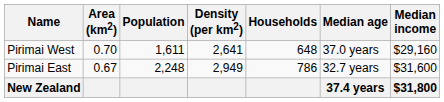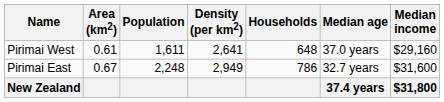(105, 49) 0.70 -> (105, 49) 0.61
